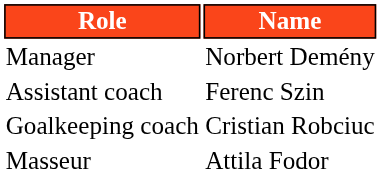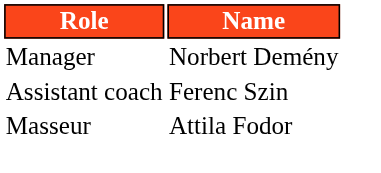- row: (102, 126)
